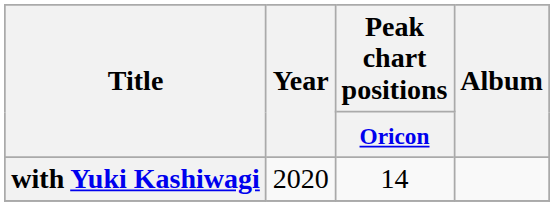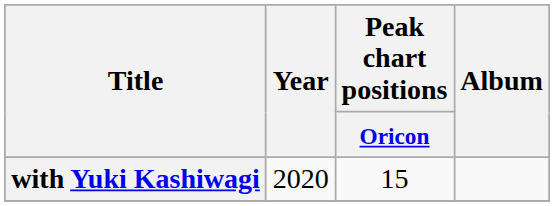(395, 178) 14 -> (395, 178) 15
